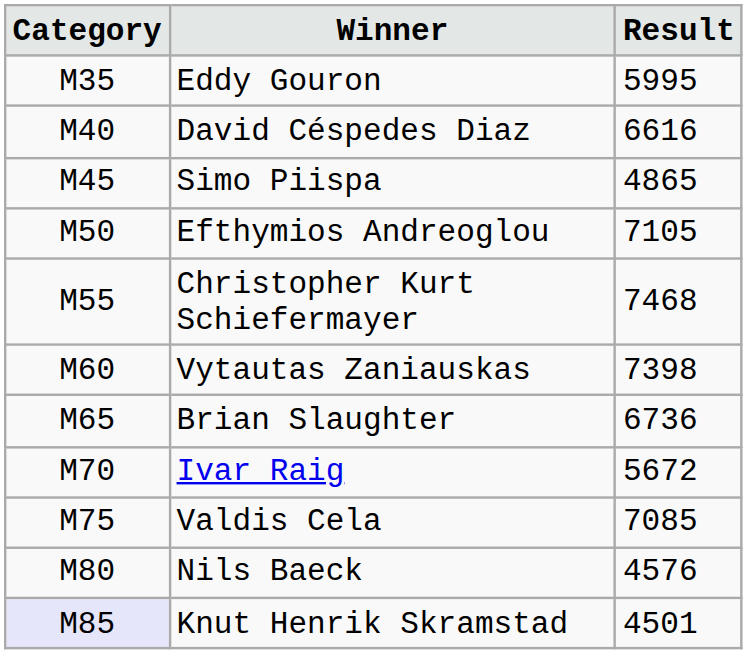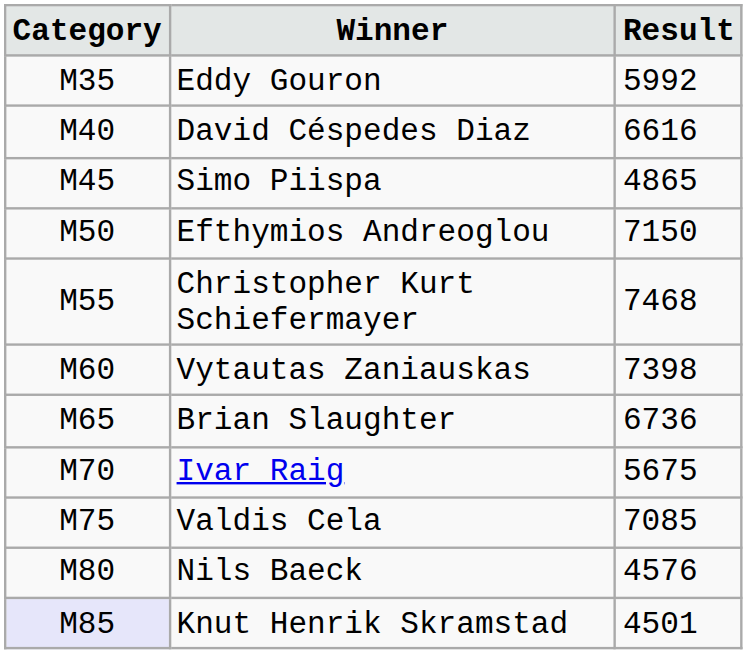(660, 81) 5995 -> (660, 81) 5992
(660, 233) 7105 -> (660, 233) 7150
(660, 471) 5672 -> (660, 471) 5675
